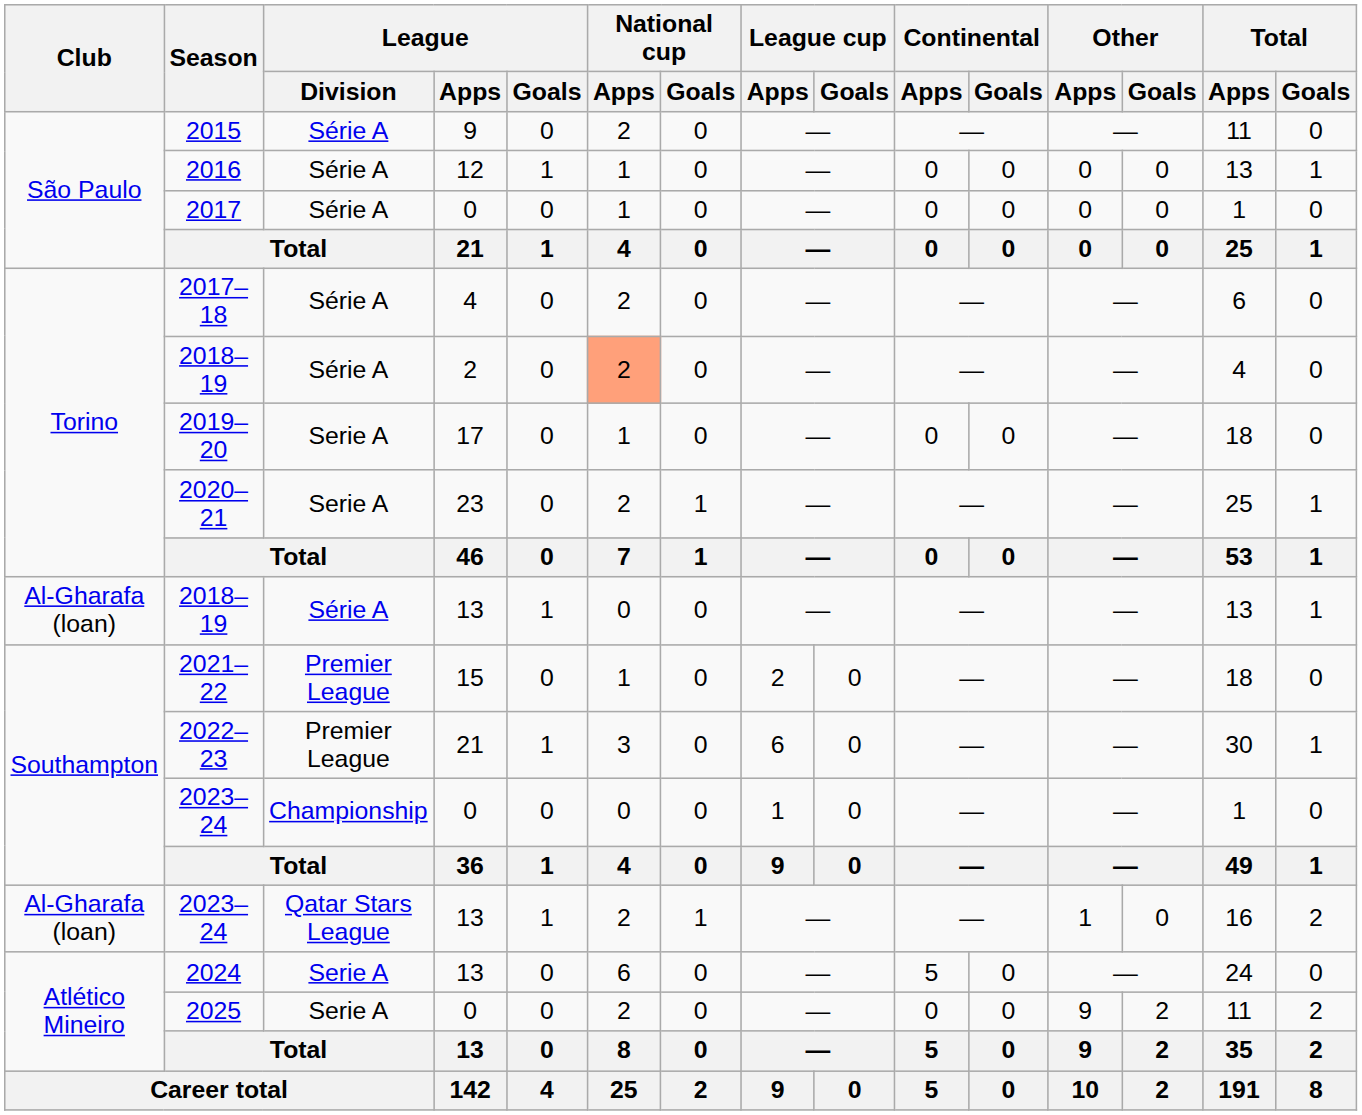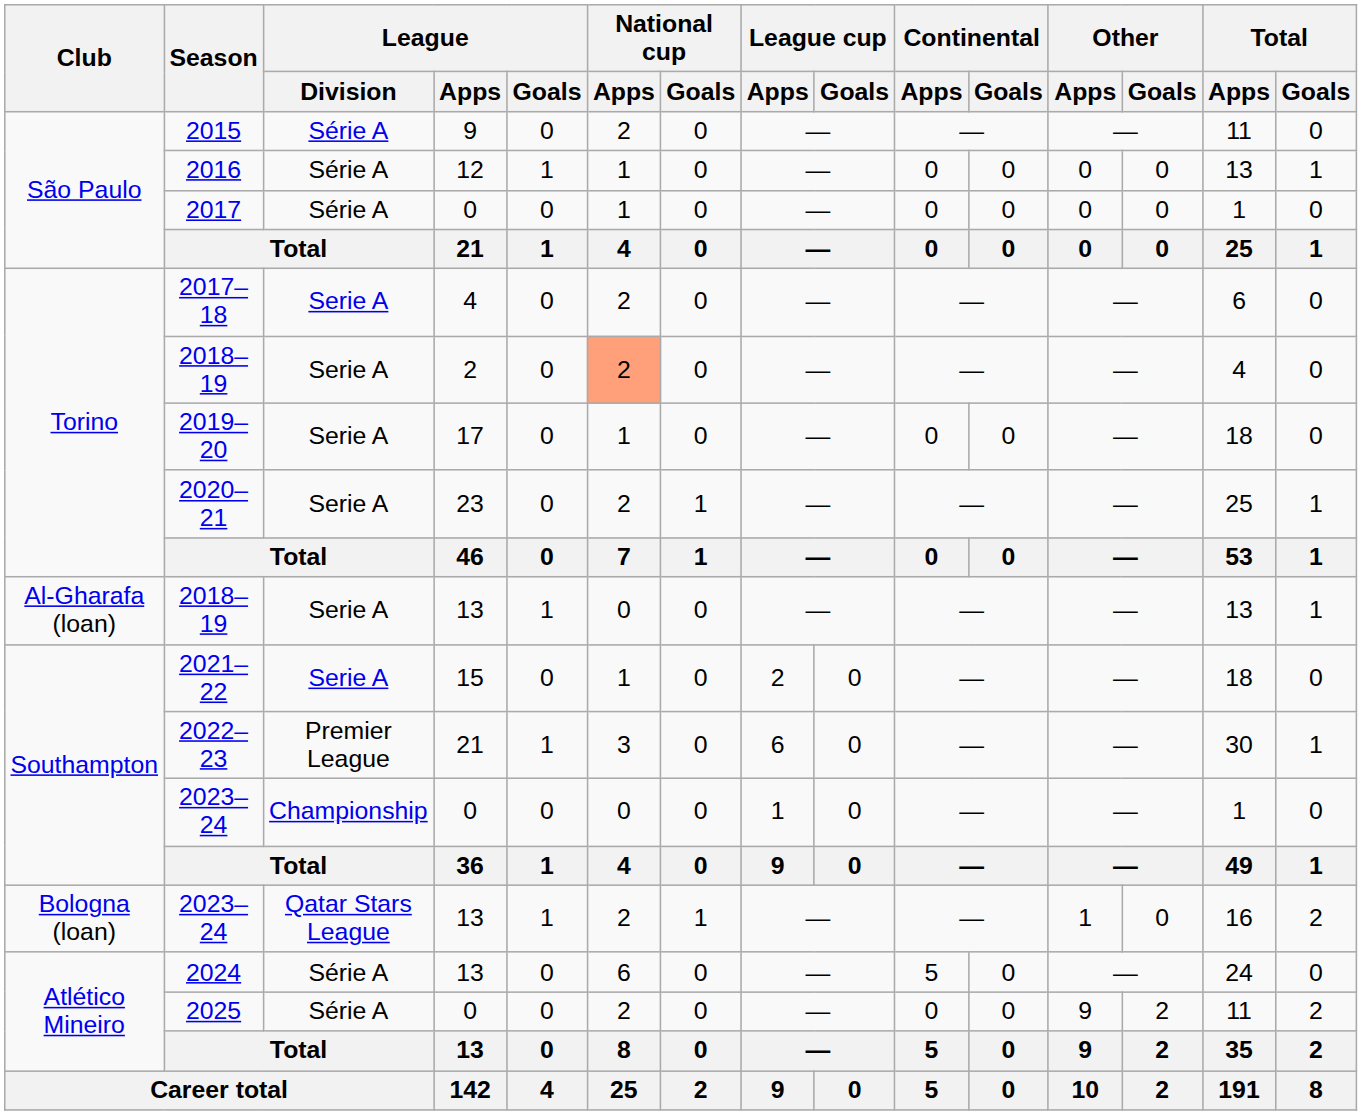(348, 302) Série A -> (348, 302) Serie A
(348, 369) Série A -> (348, 369) Serie A
(348, 610) Série A -> (348, 610) Serie A
(348, 677) Premier League -> (348, 677) Serie A
(84, 918) Al-Gharafa (loan) -> (84, 918) Bologna (loan)
(348, 971) Serie A -> (348, 971) Série A
(348, 1011) Serie A -> (348, 1011) Série A
